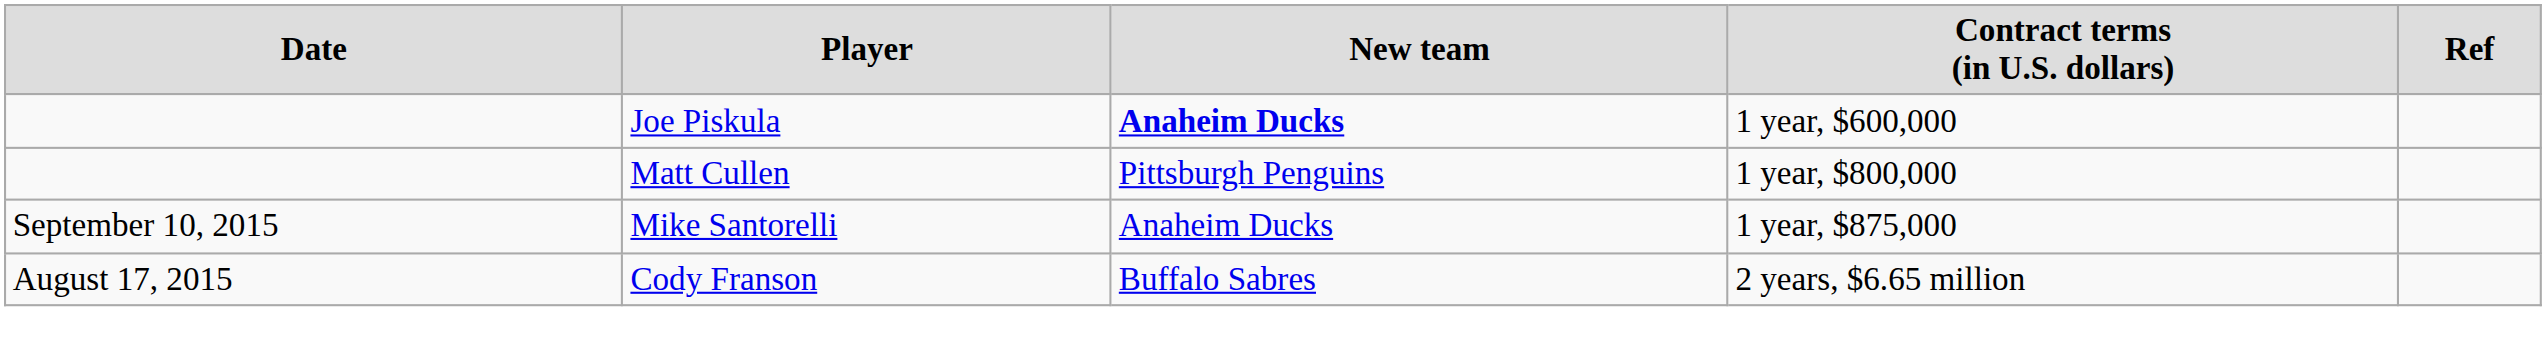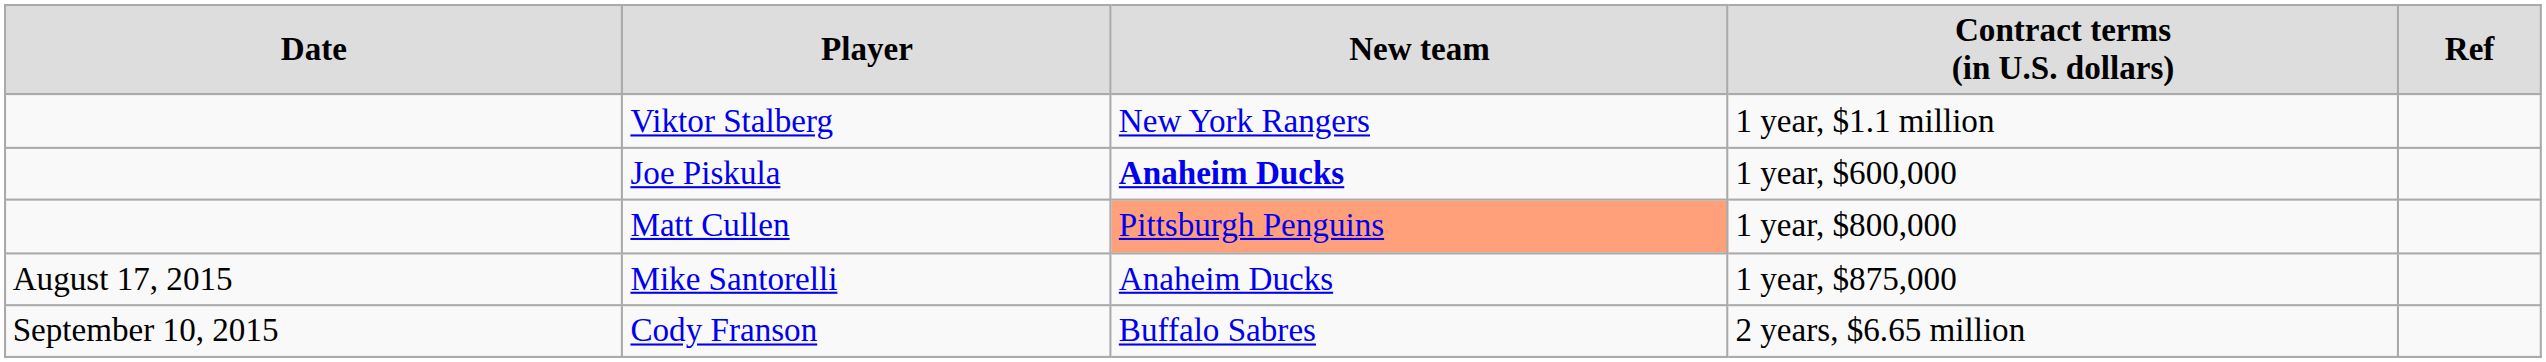+ row: (732, 120)
(1251, 173) no background -> (1251, 225) lightsalmon background
(146, 225) September 10, 2015 -> (123, 278) August 17, 2015
(123, 278) August 17, 2015 -> (146, 330) September 10, 2015
